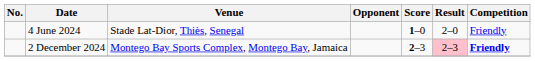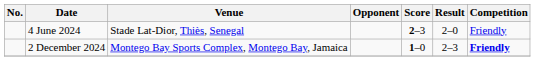(417, 30) 1–0 -> (417, 30) 2–3
(417, 47) 2–3 -> (417, 47) 1–0
(450, 47) pink background -> (450, 47) no background
